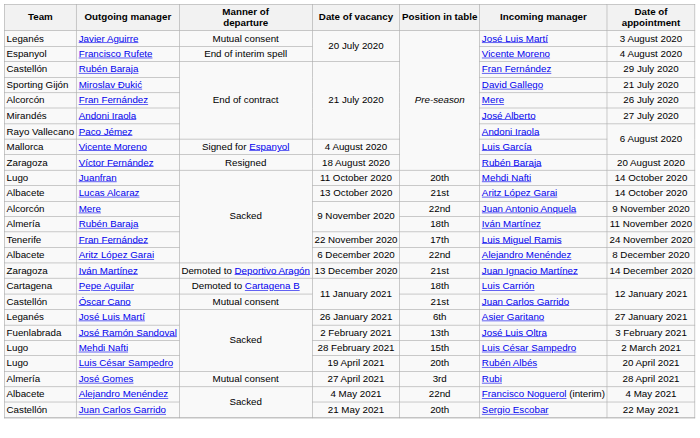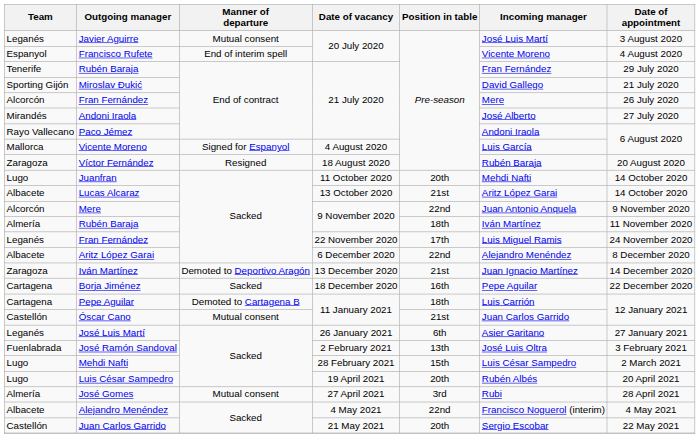(27, 69) Castellón -> (24, 69) Tenerife
(24, 239) Tenerife -> (25, 239) Leganés
+ row: (110, 286)
